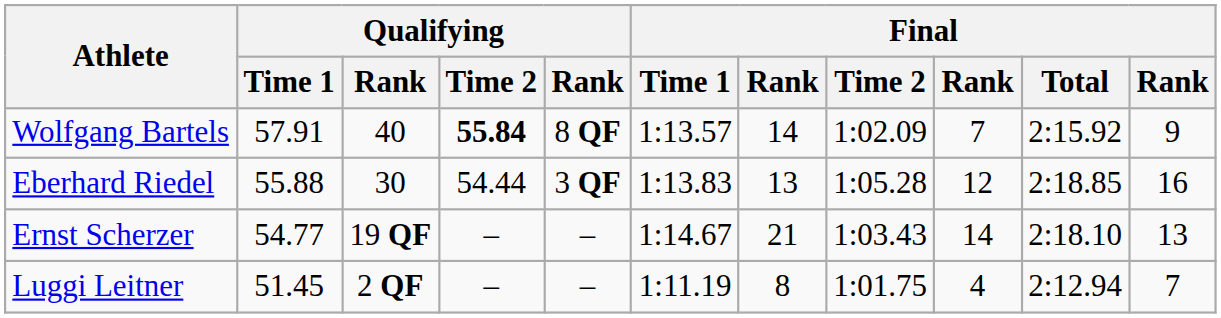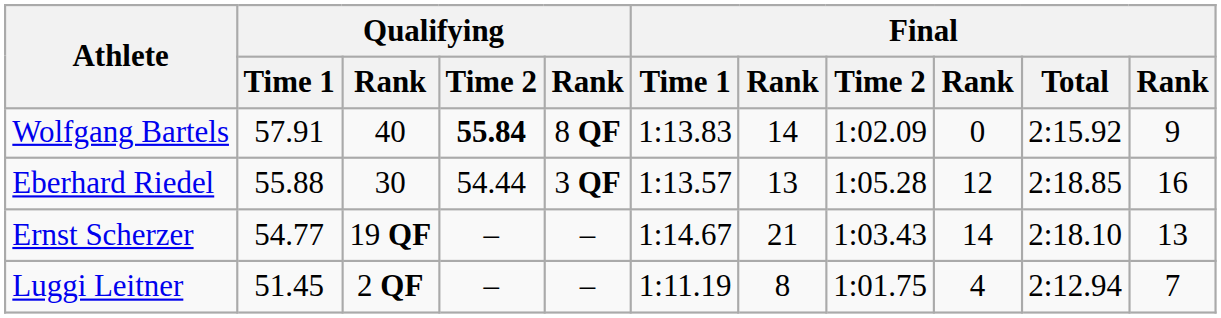(685, 132) 1:13.57 -> (685, 132) 1:13.83
(978, 132) 7 -> (978, 132) 0
(685, 183) 1:13.83 -> (685, 183) 1:13.57
